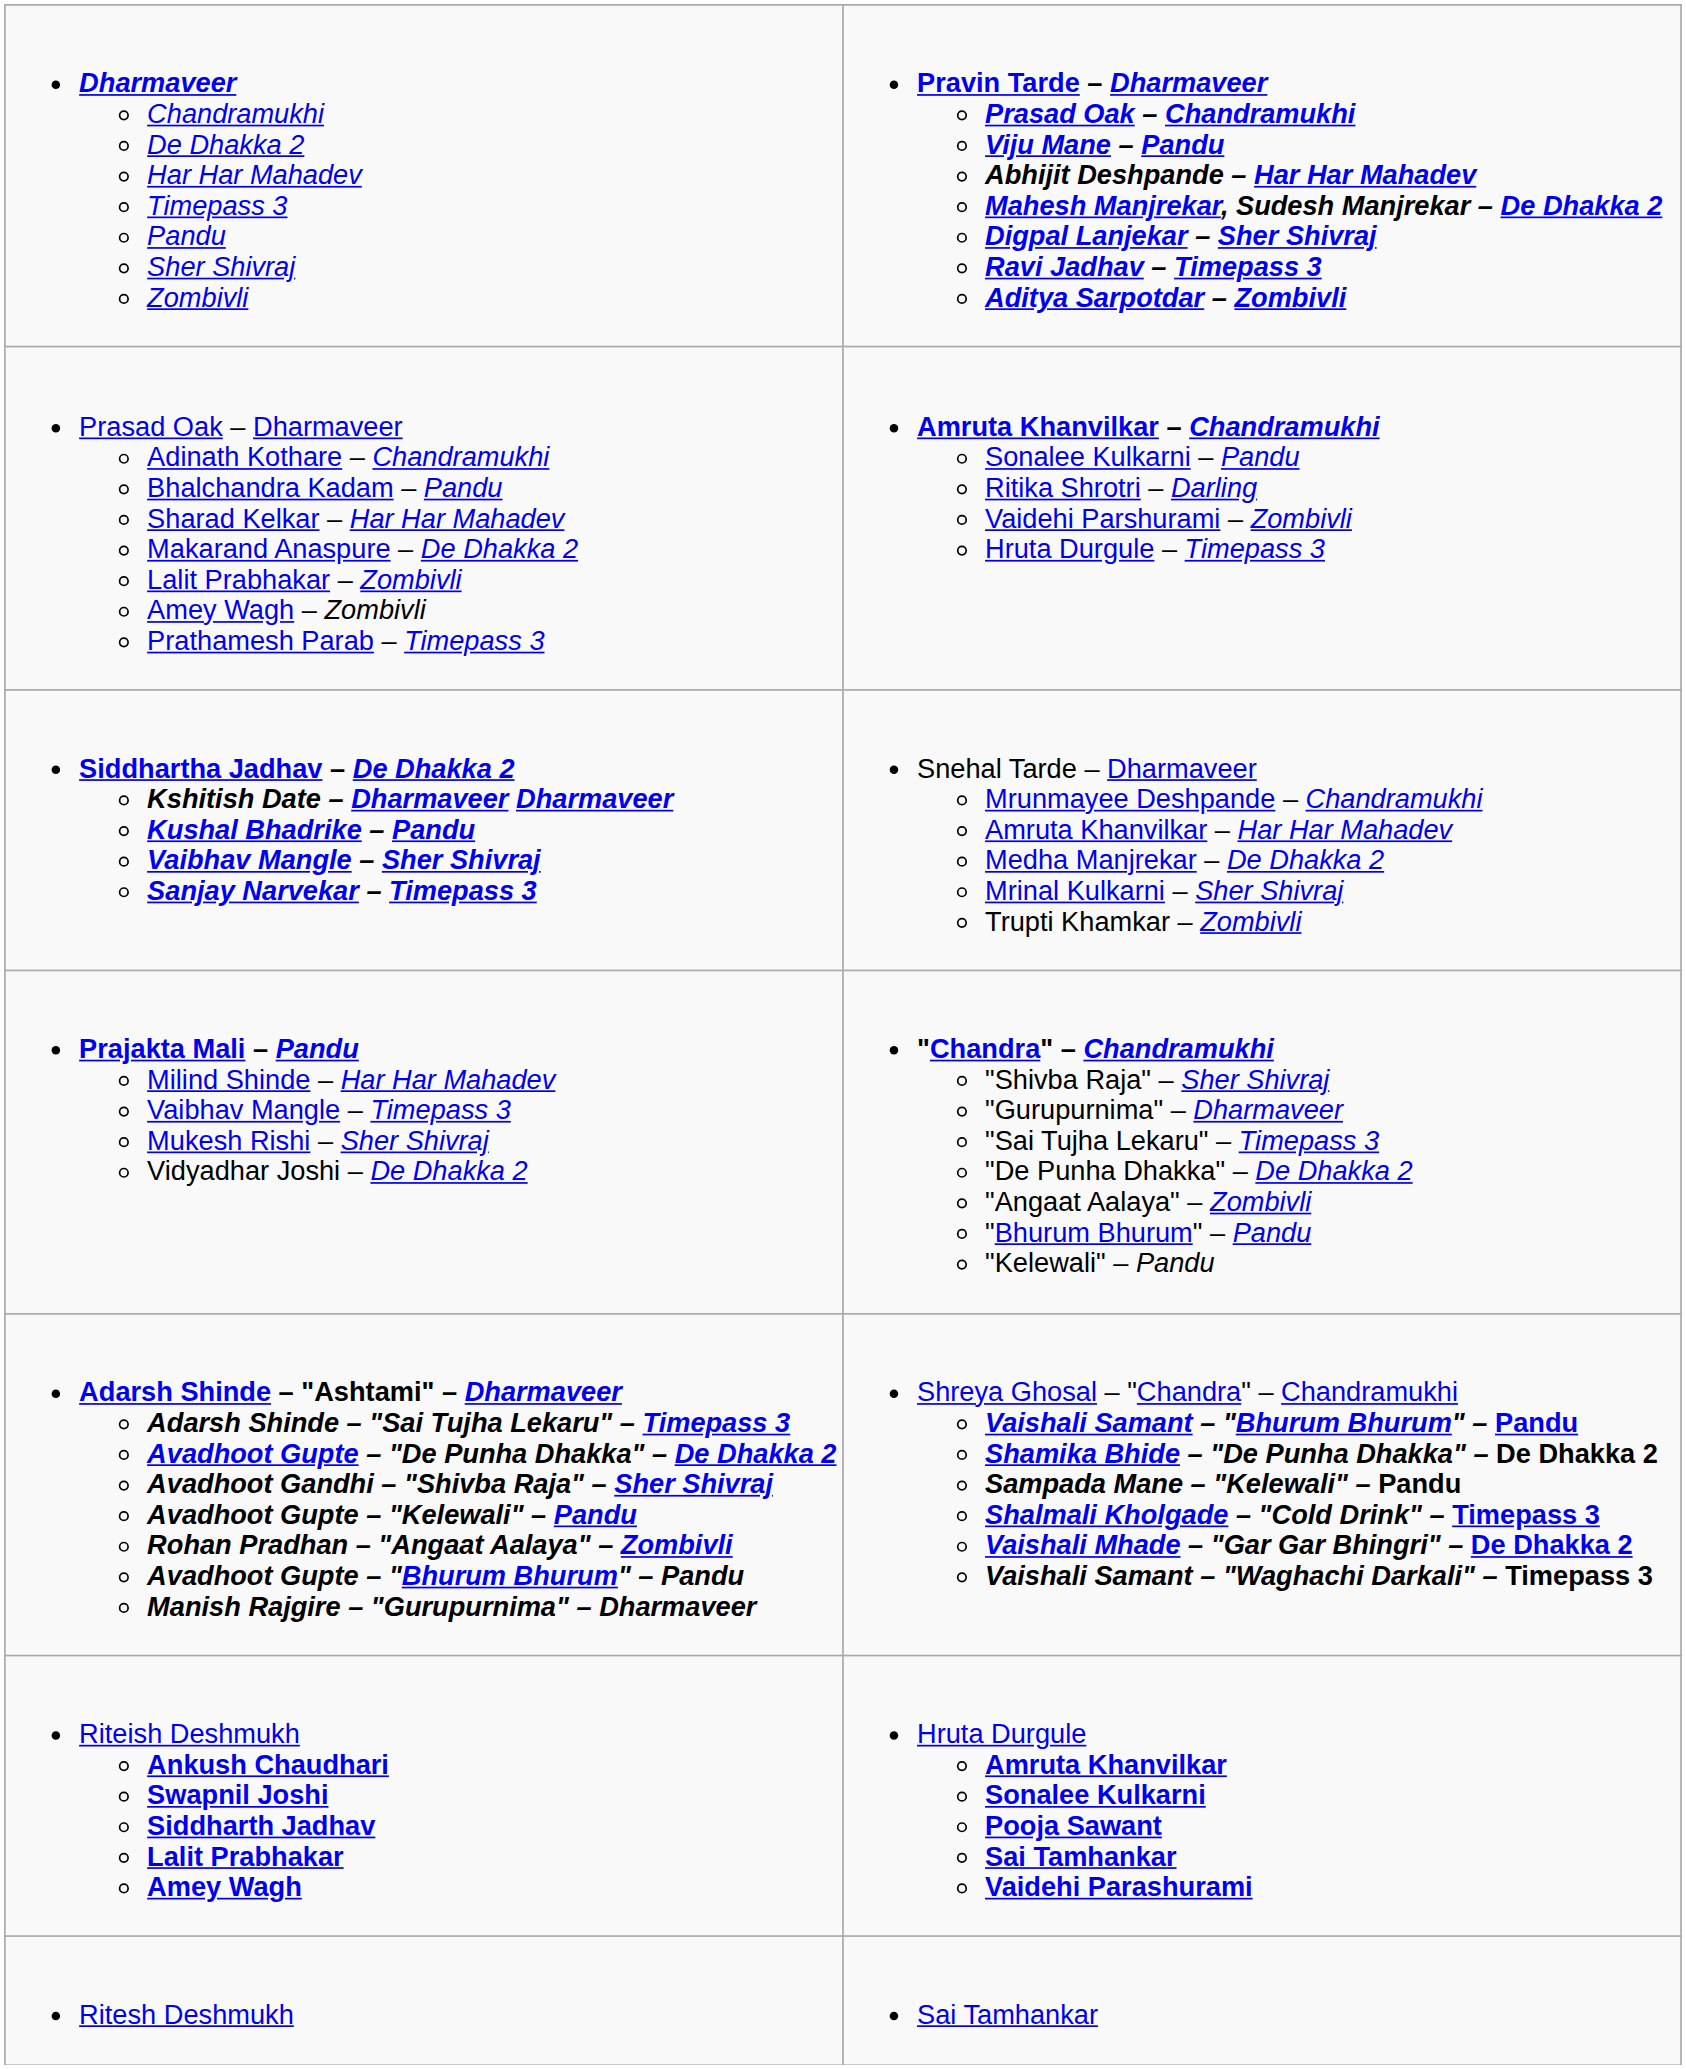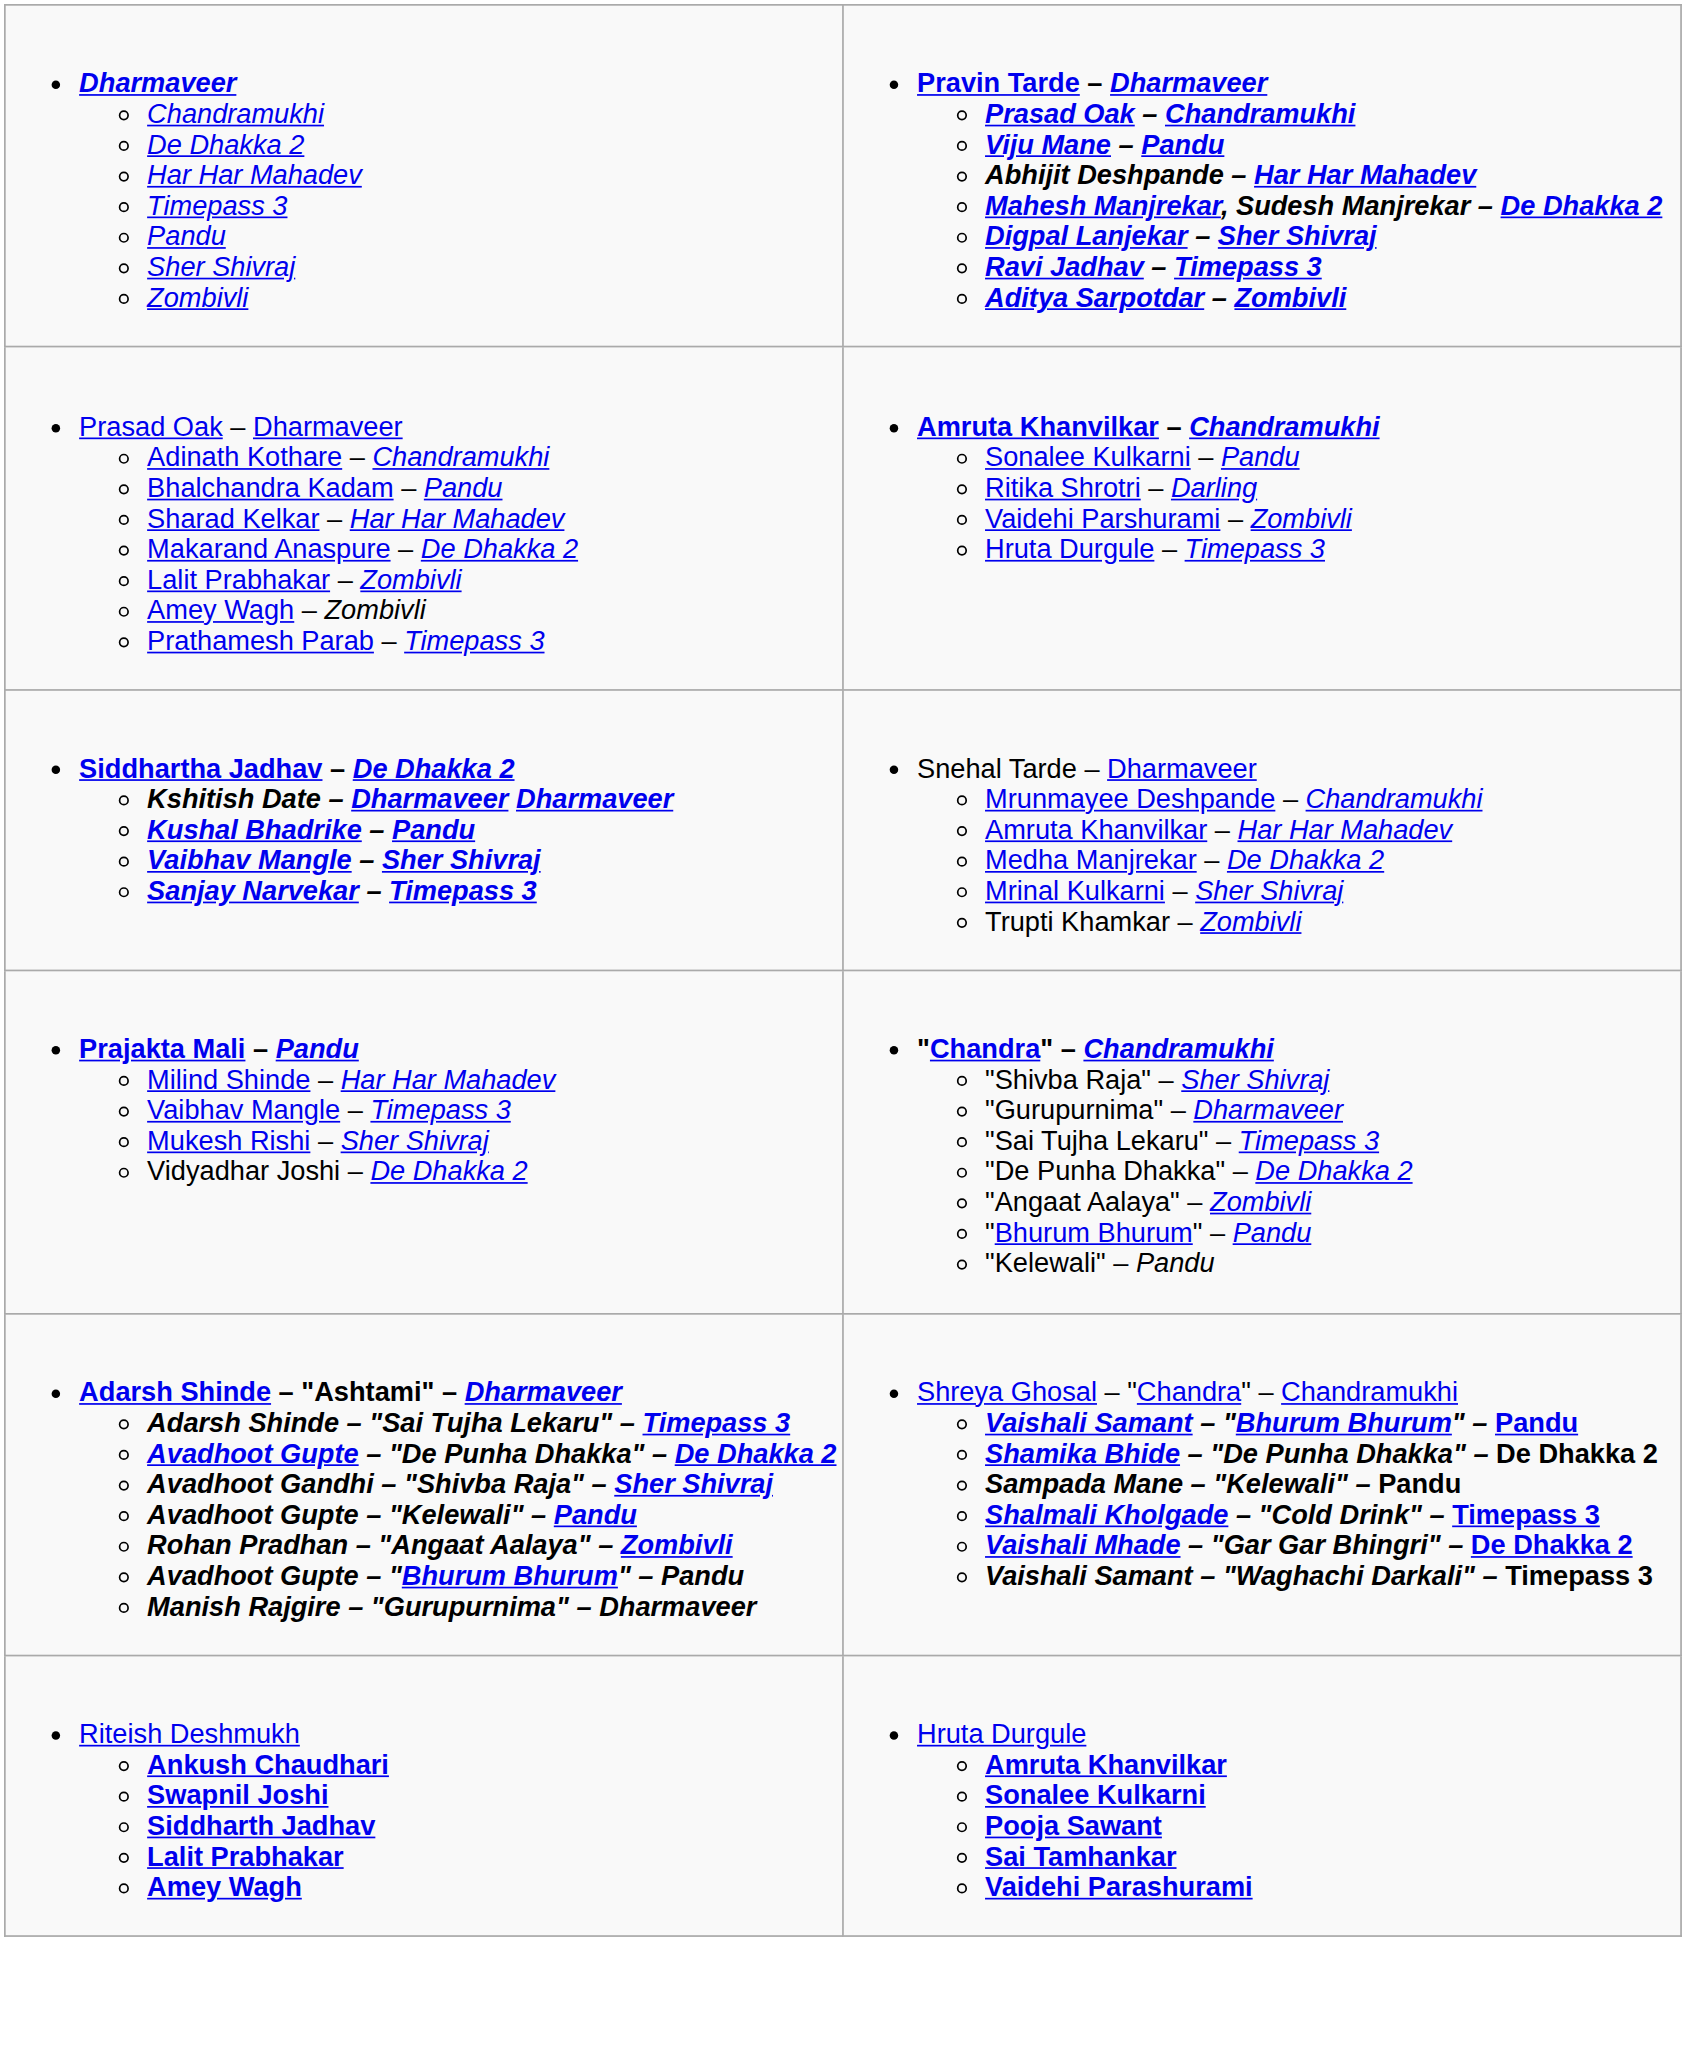- row: (424, 2016)
